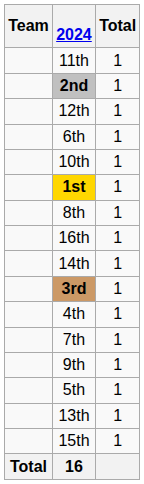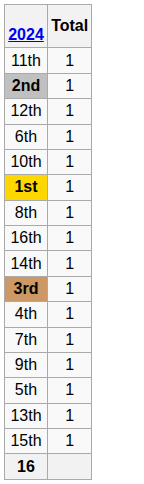- column: (28, 26)
